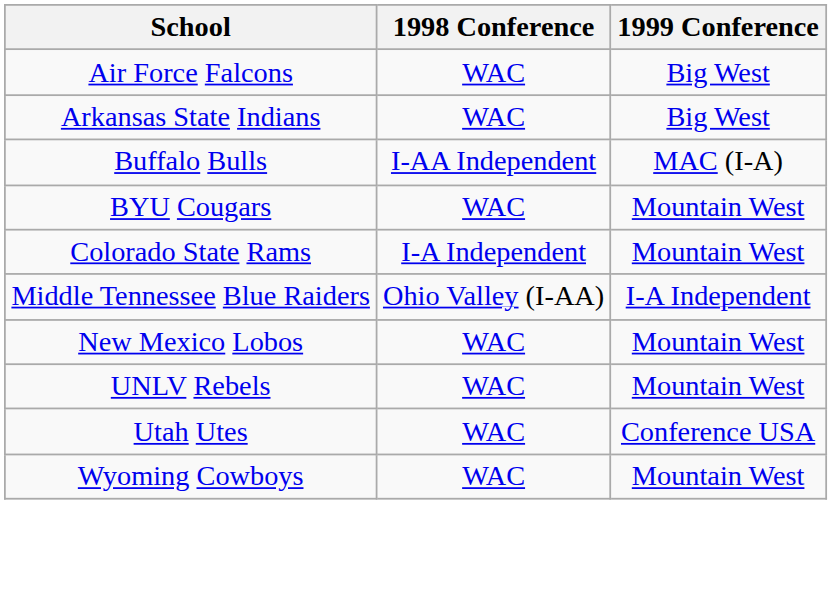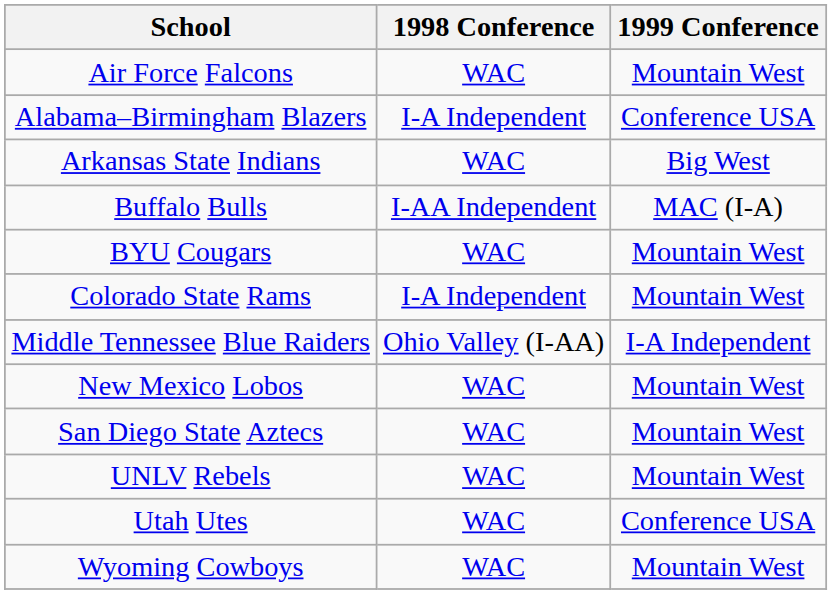(718, 71) Big West -> (718, 71) Mountain West
+ row: (191, 116)
+ row: (191, 431)
